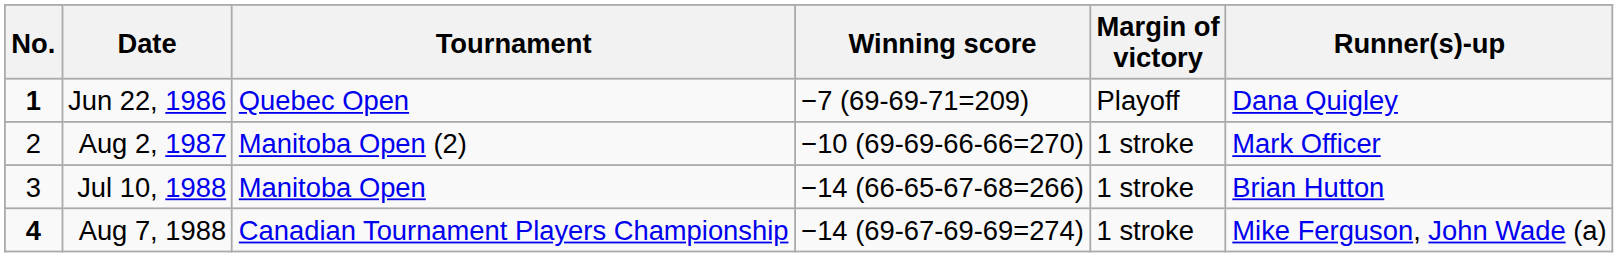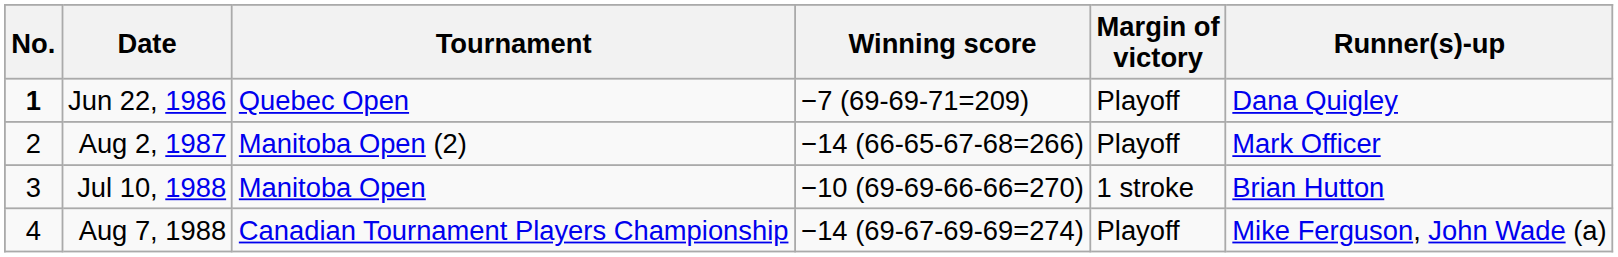(943, 144) −10 (69-69-66-66=270) -> (943, 144) −14 (66-65-67-68=266)
(1145, 144) 1 stroke -> (1138, 144) Playoff
(943, 187) −14 (66-65-67-68=266) -> (943, 187) −10 (69-69-66-66=270)
(33, 231) bold -> (33, 231) normal
(1145, 231) 1 stroke -> (1138, 231) Playoff
